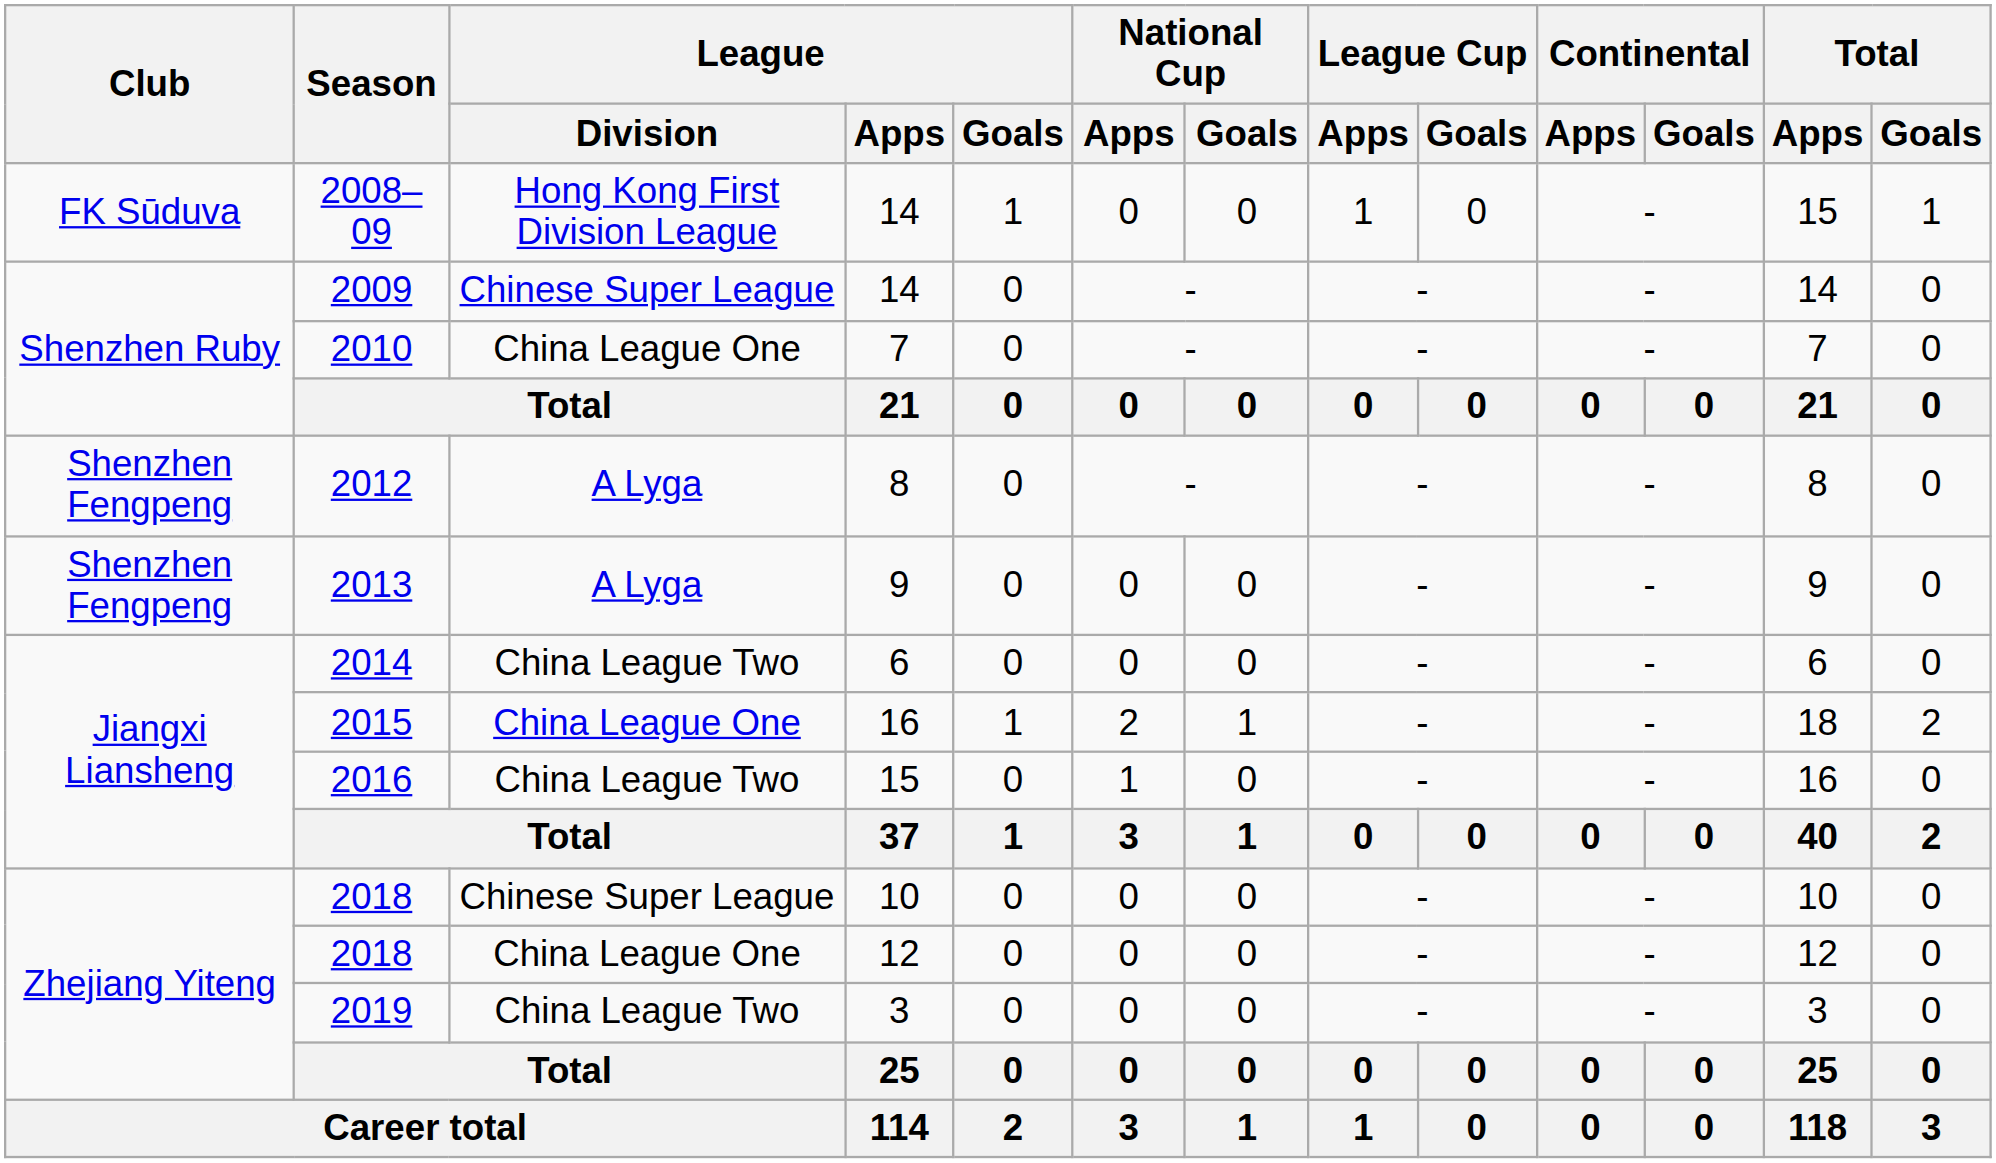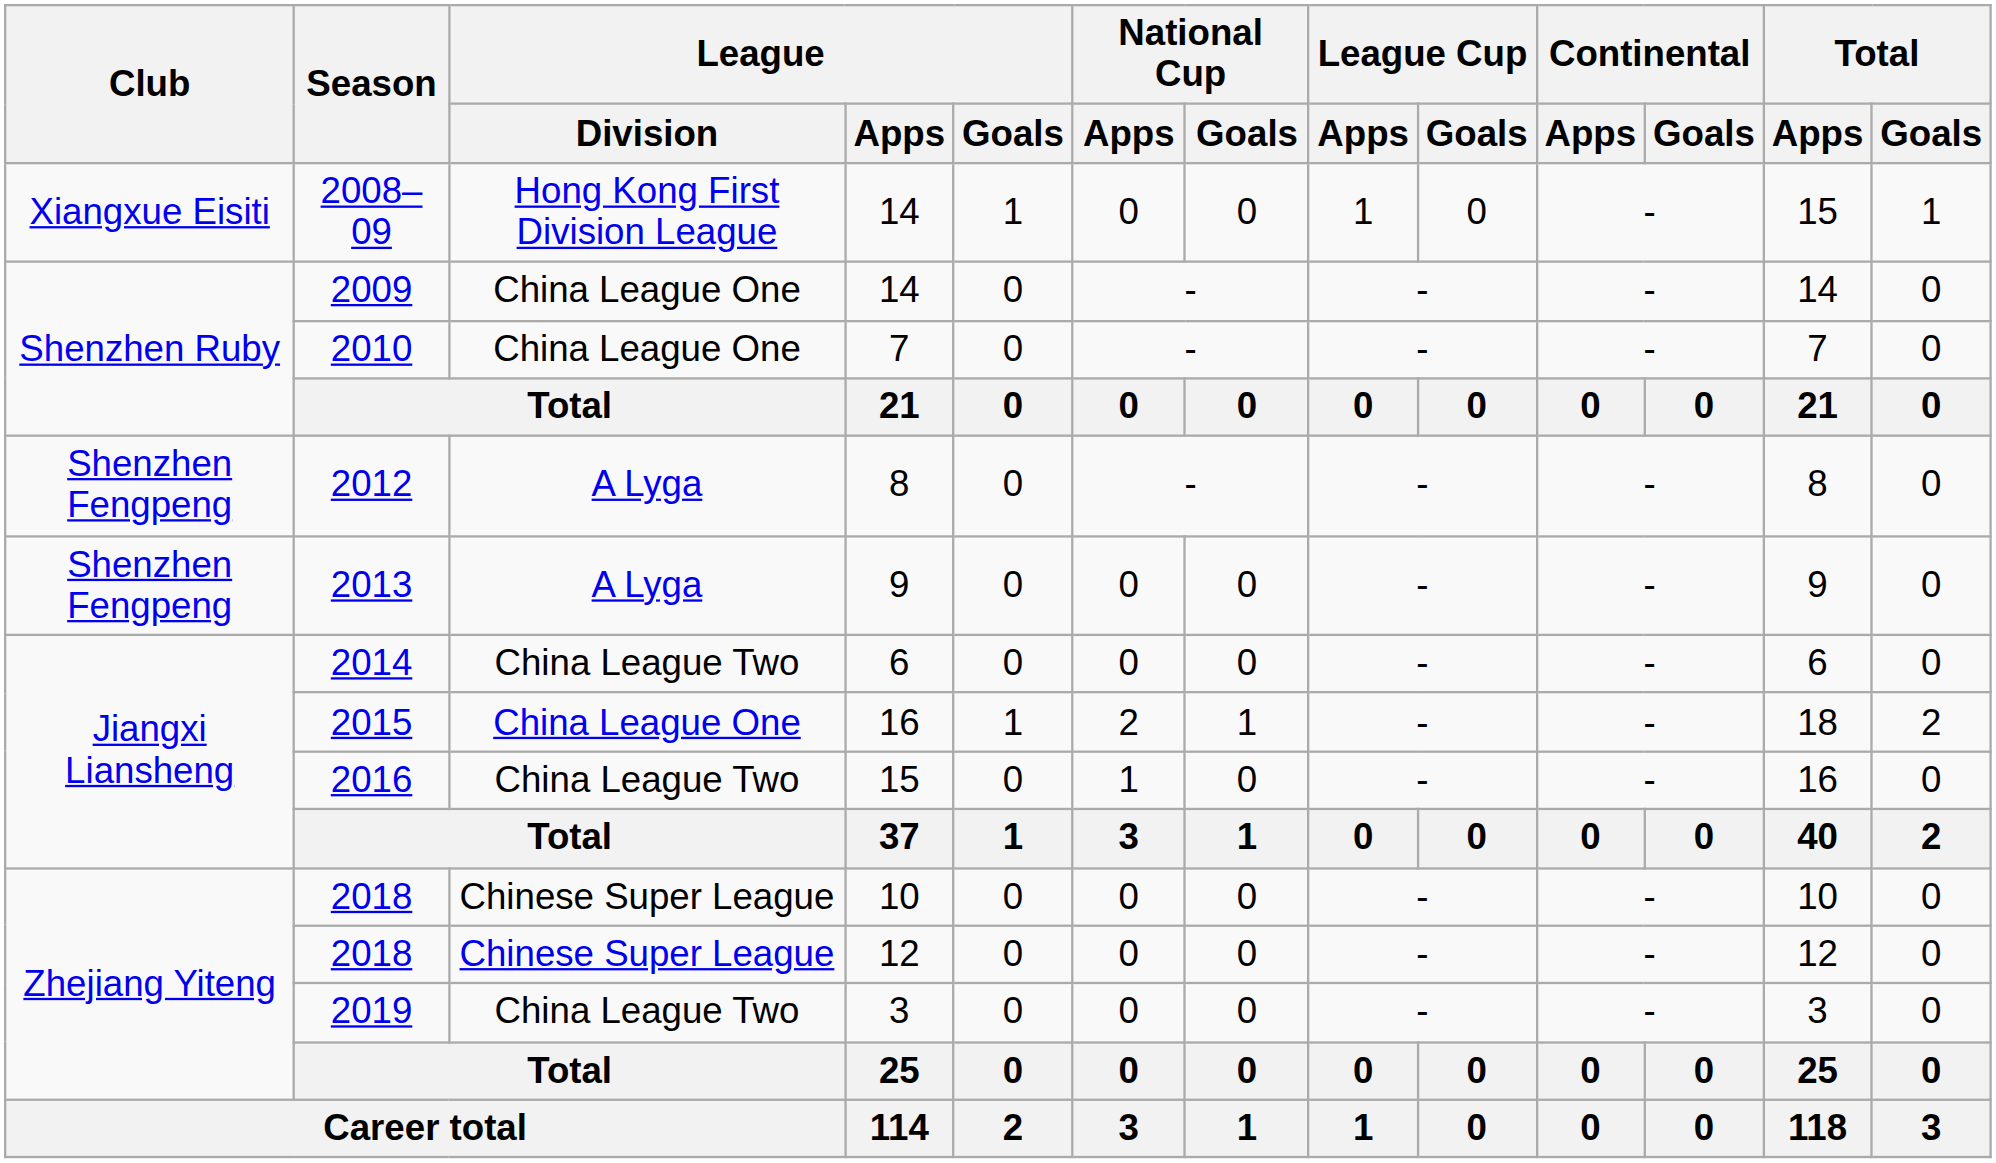(150, 211) FK Sūduva -> (150, 211) Xiangxue Eisiti
(647, 290) Chinese Super League -> (647, 290) China League One
(647, 953) China League One -> (647, 953) Chinese Super League
